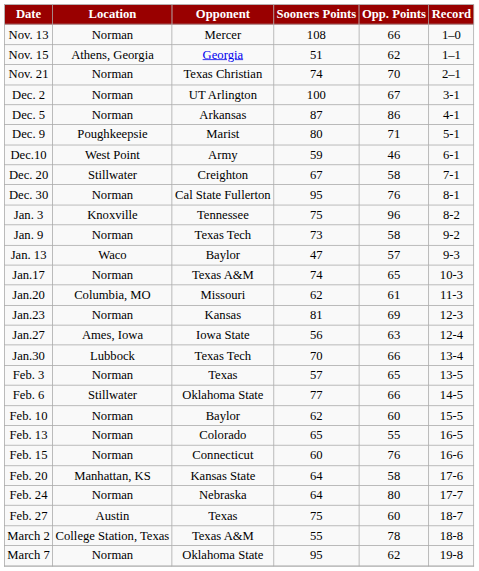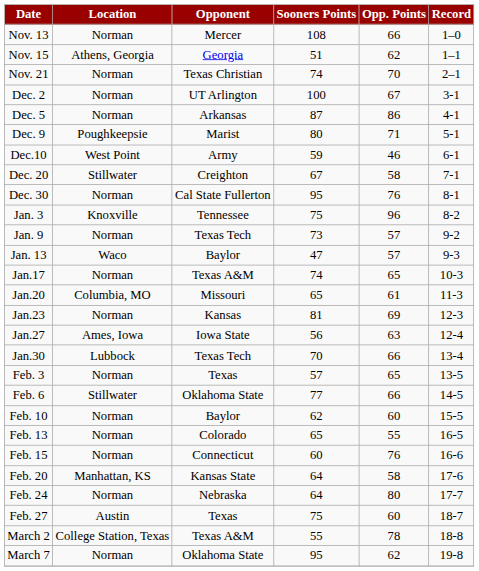(394, 235) 58 -> (394, 235) 57
(316, 295) 62 -> (316, 295) 65
